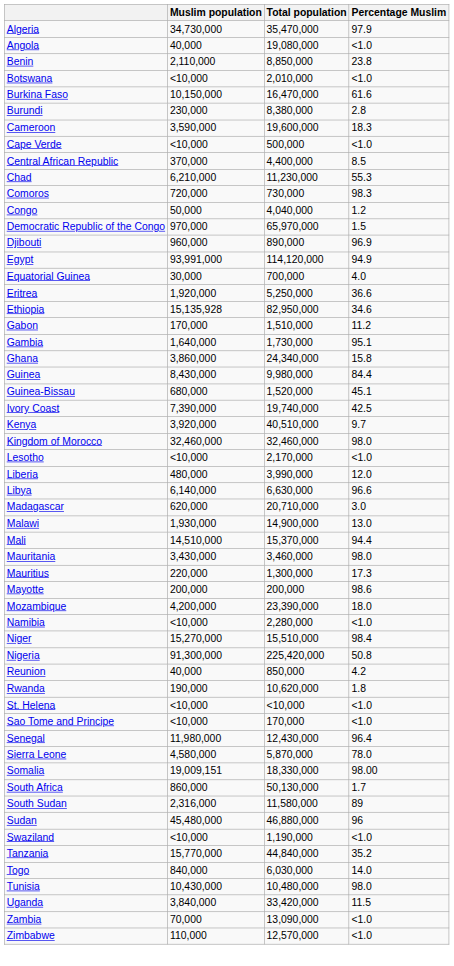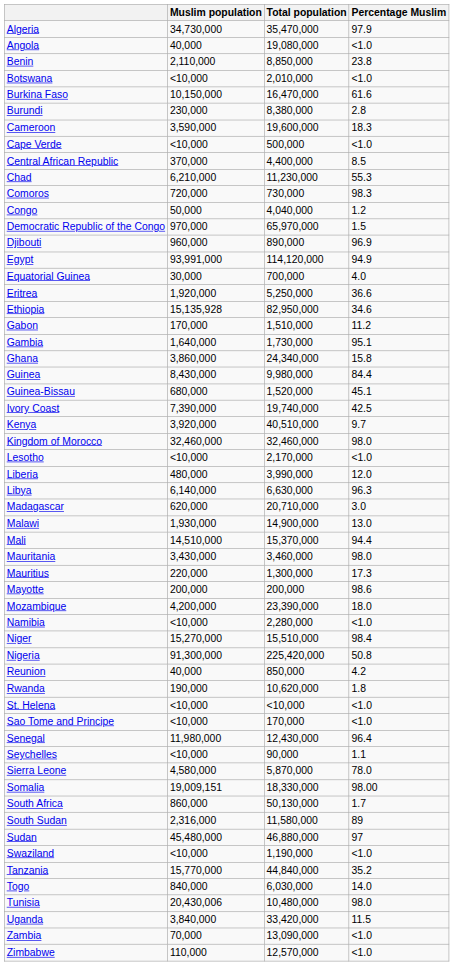(362, 491) 96.6 -> (362, 491) 96.3
+ row: (32, 754)
(357, 820) 96 -> (357, 837) 97
(196, 886) 10,430,000 -> (196, 903) 20,430,006
